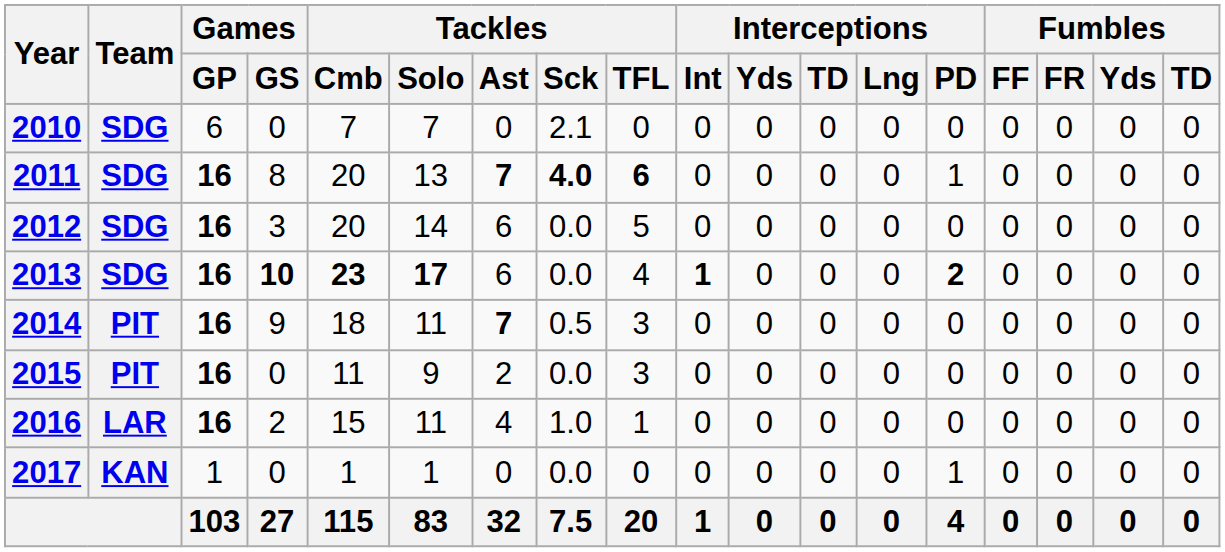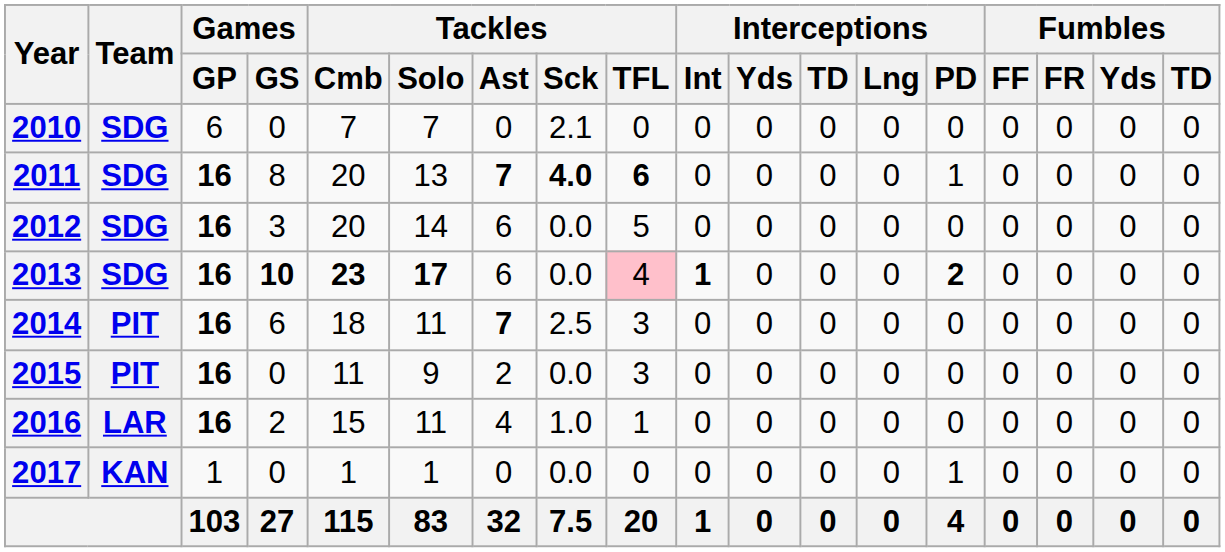(641, 275) no background -> (641, 275) pink background
(277, 324) 9 -> (277, 324) 6
(571, 324) 0.5 -> (571, 324) 2.5
